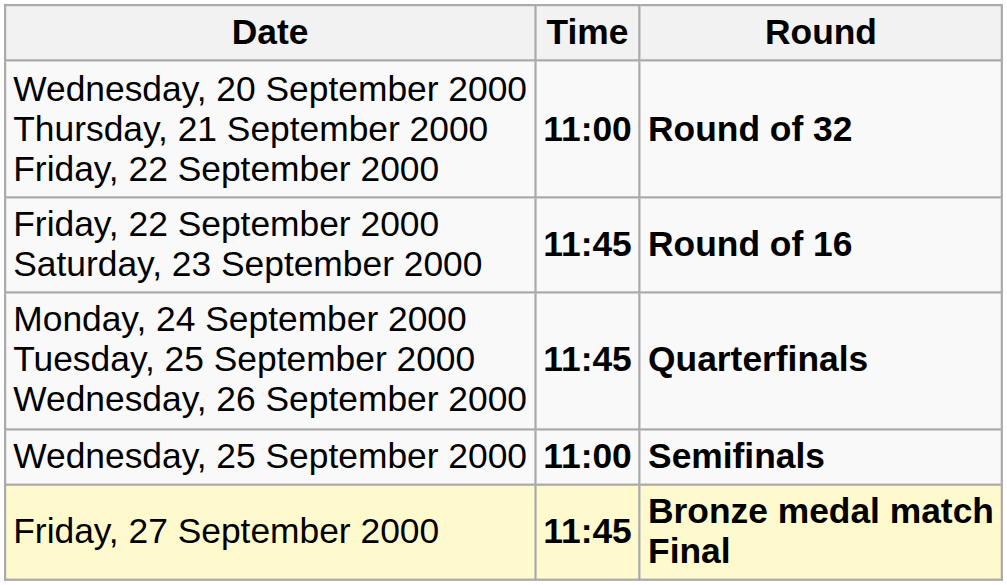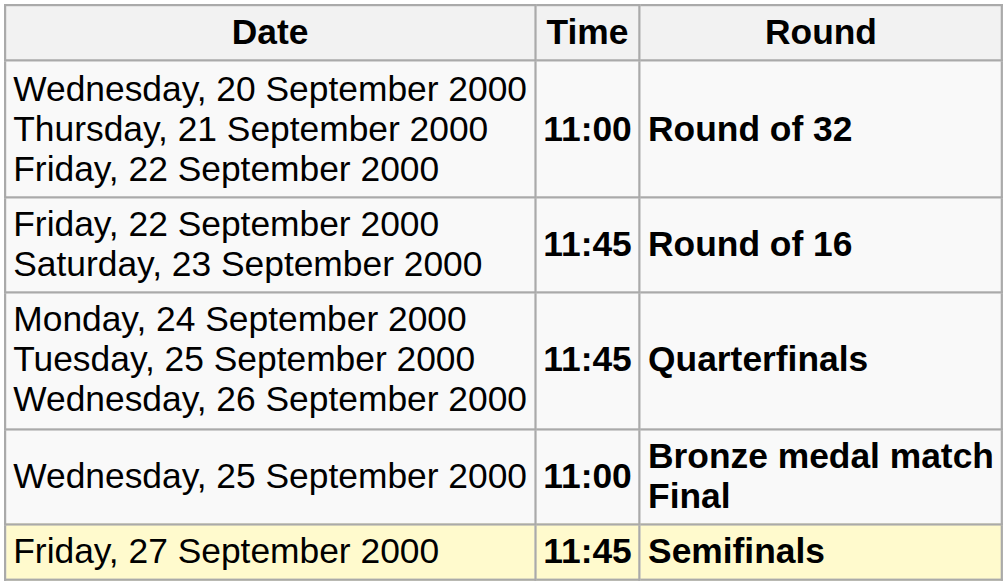(737, 455) Semifinals -> (821, 475) Bronze medal match Final
(821, 531) Bronze medal match Final -> (737, 551) Semifinals
